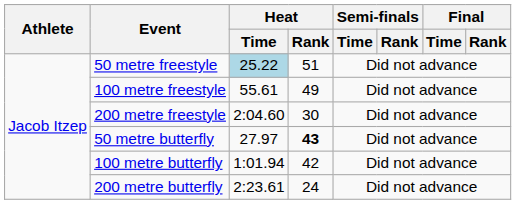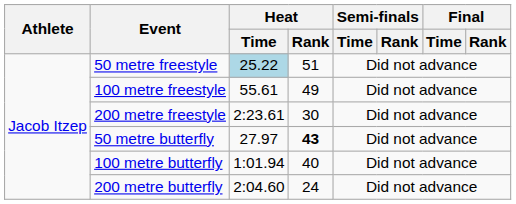(259, 114) 2:04.60 -> (259, 114) 2:23.61
(311, 163) 42 -> (311, 163) 40
(259, 187) 2:23.61 -> (259, 187) 2:04.60
